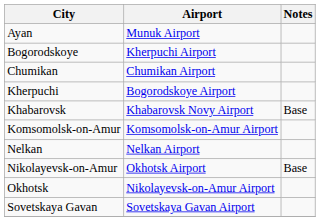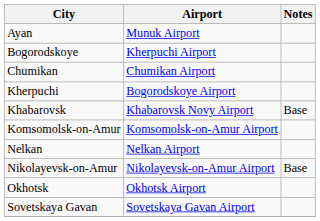(166, 168) Okhotsk Airport -> (200, 168) Nikolayevsk-on-Amur Airport
(200, 187) Nikolayevsk-on-Amur Airport -> (166, 187) Okhotsk Airport
